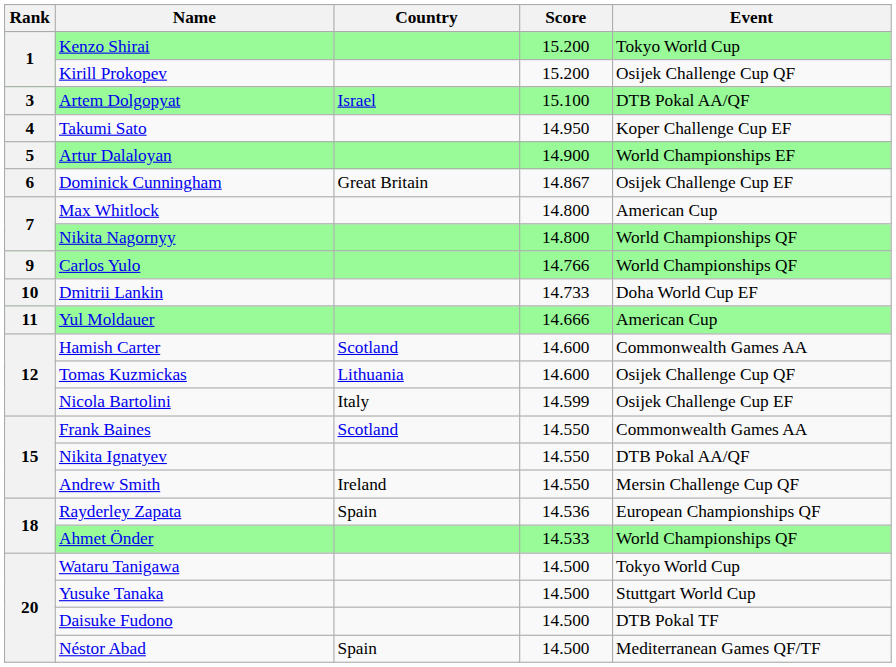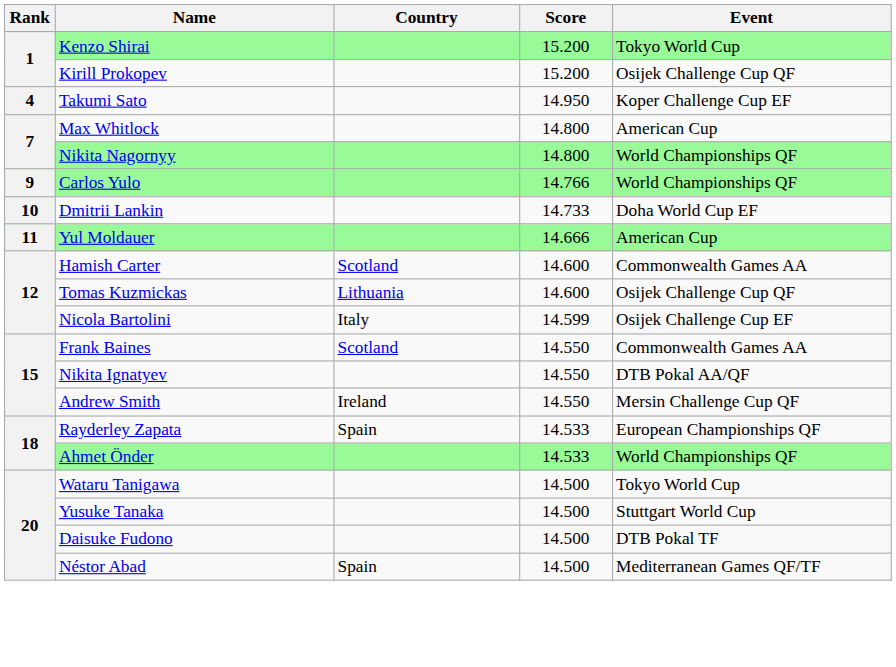- row: (120, 100)
- row: (115, 155)
- row: (140, 182)
(566, 511) 14.536 -> (566, 429) 14.533
